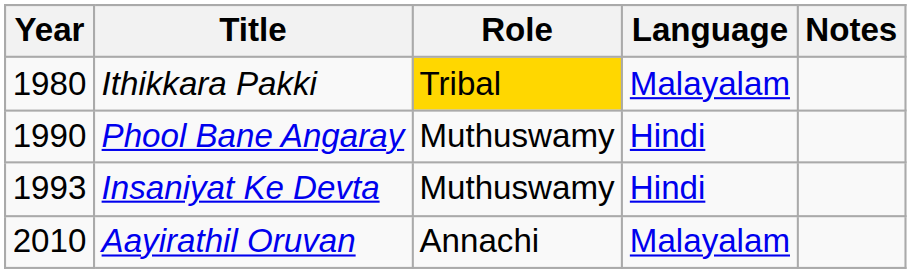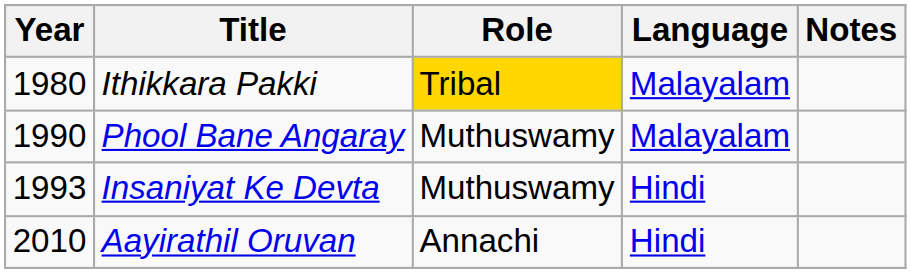(668, 135) Hindi -> (710, 135) Malayalam
(710, 240) Malayalam -> (668, 240) Hindi
